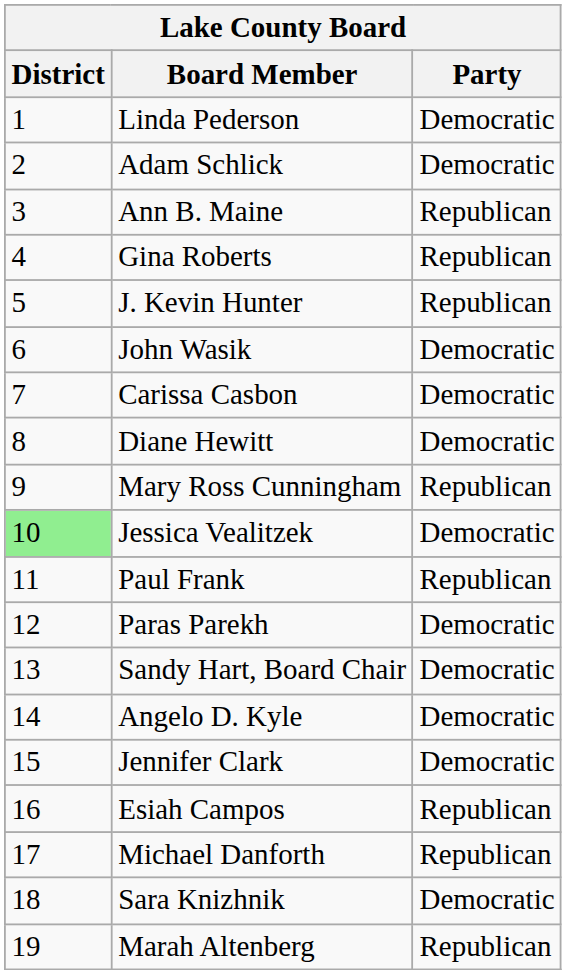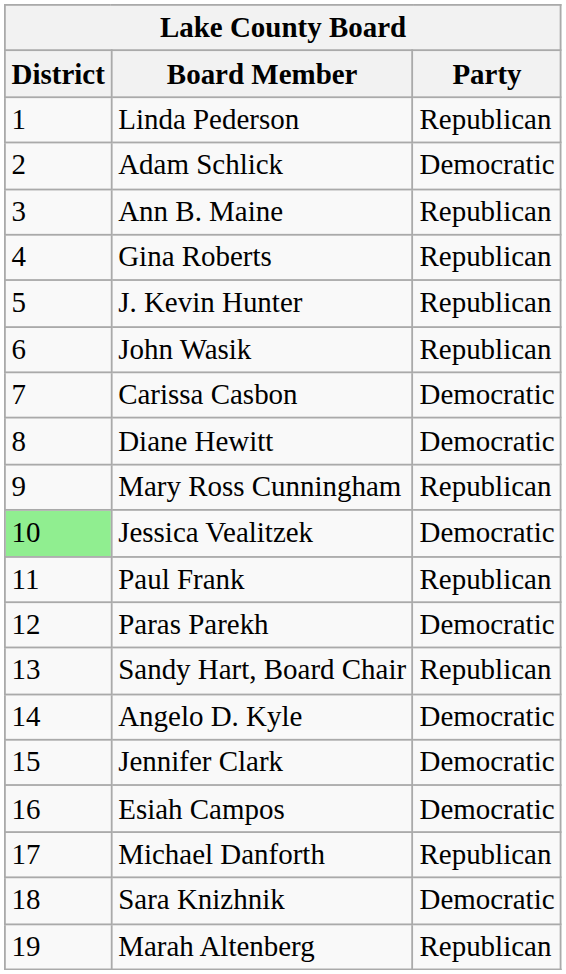(487, 119) Democratic -> (485, 119) Republican
(487, 348) Democratic -> (485, 348) Republican
(487, 670) Democratic -> (485, 670) Republican
(485, 808) Republican -> (487, 808) Democratic
